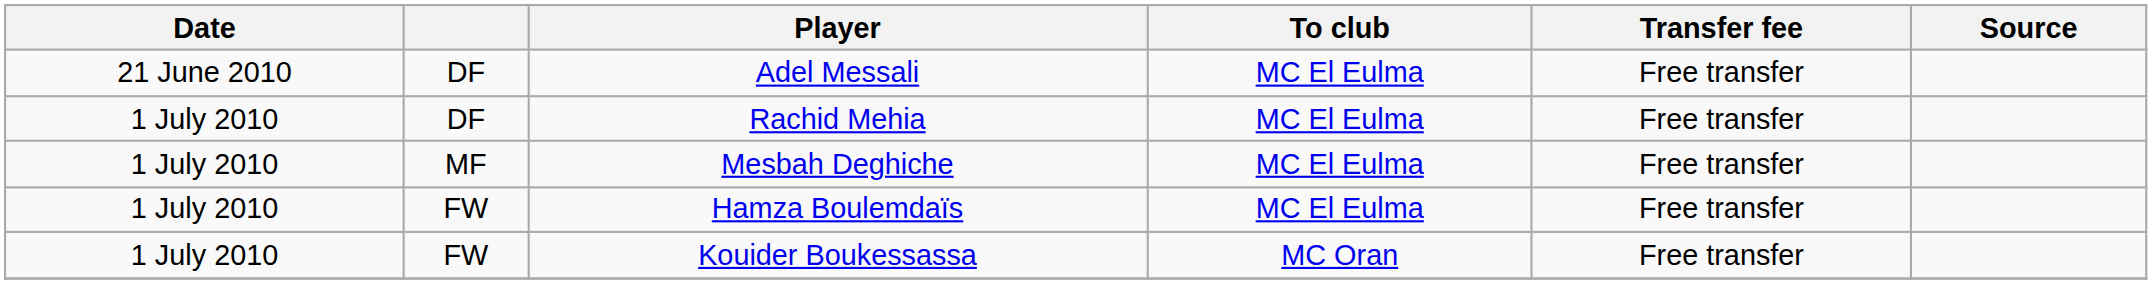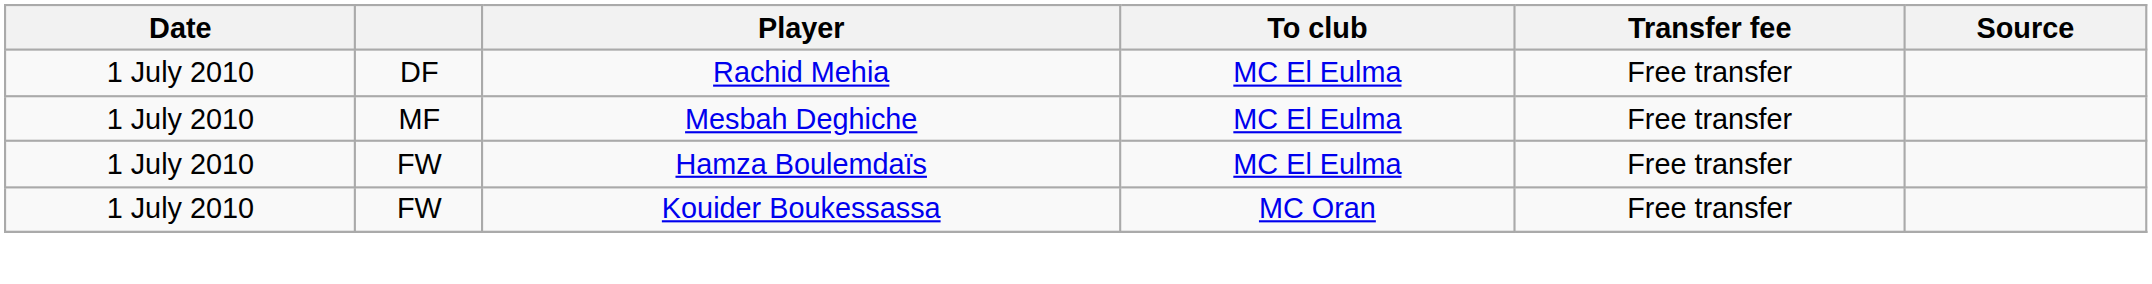- row: (838, 73)
